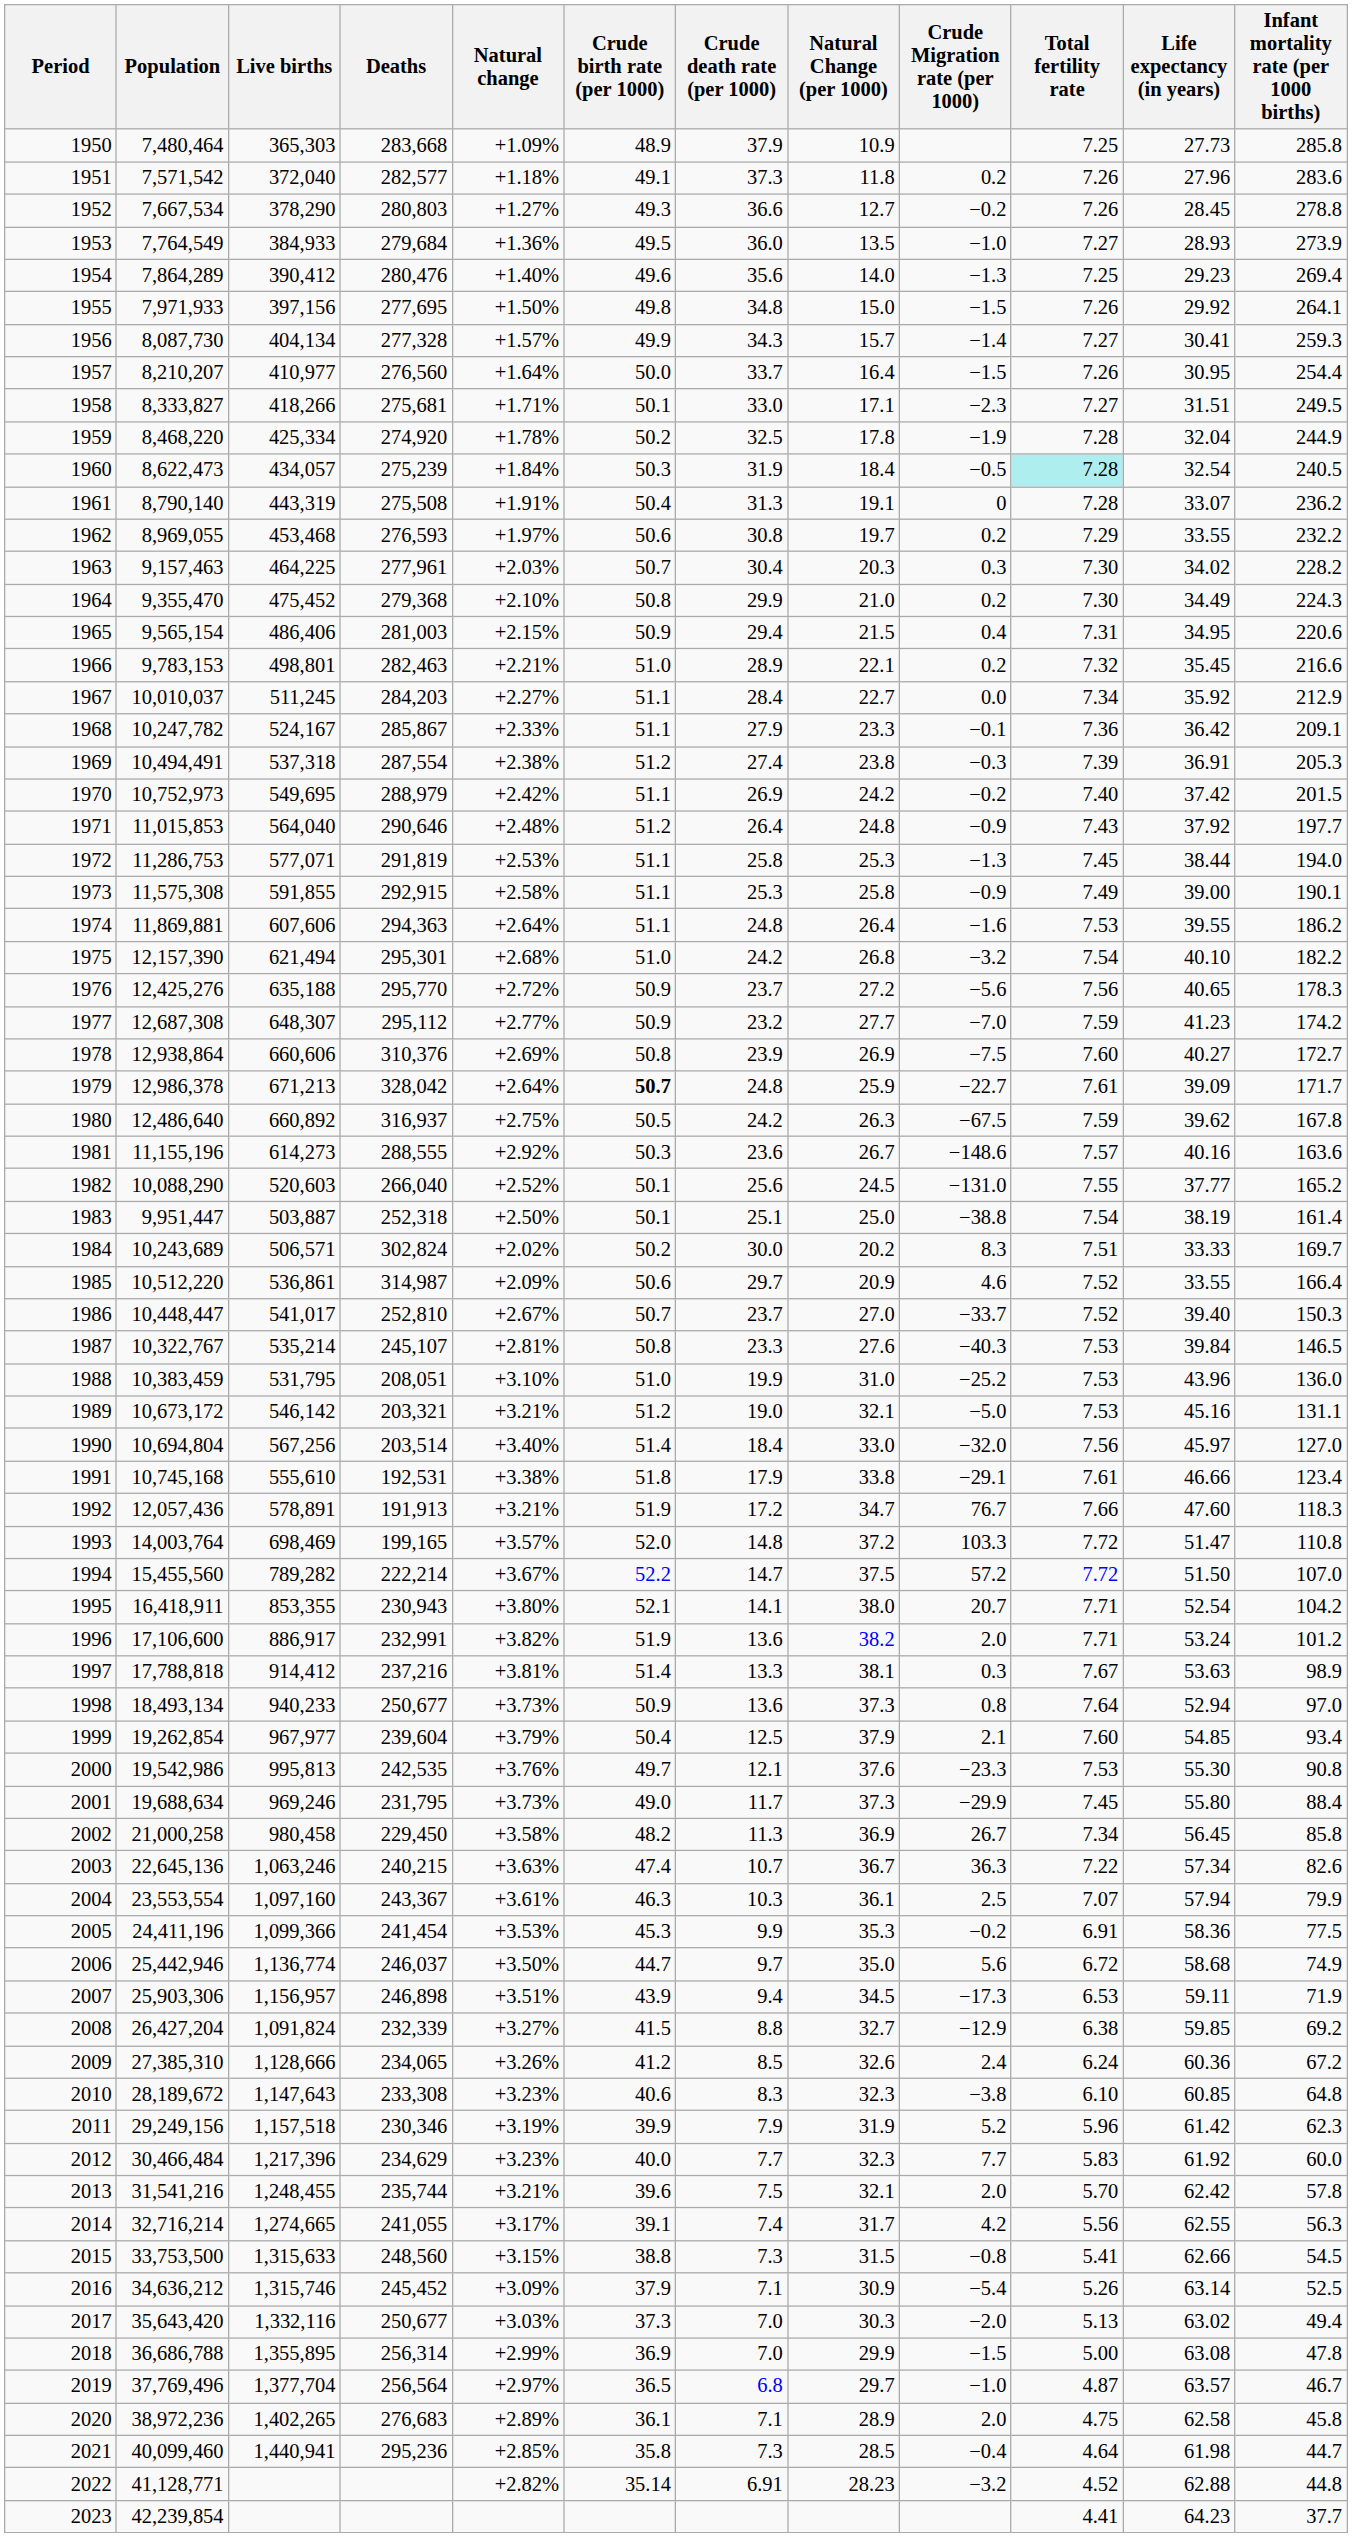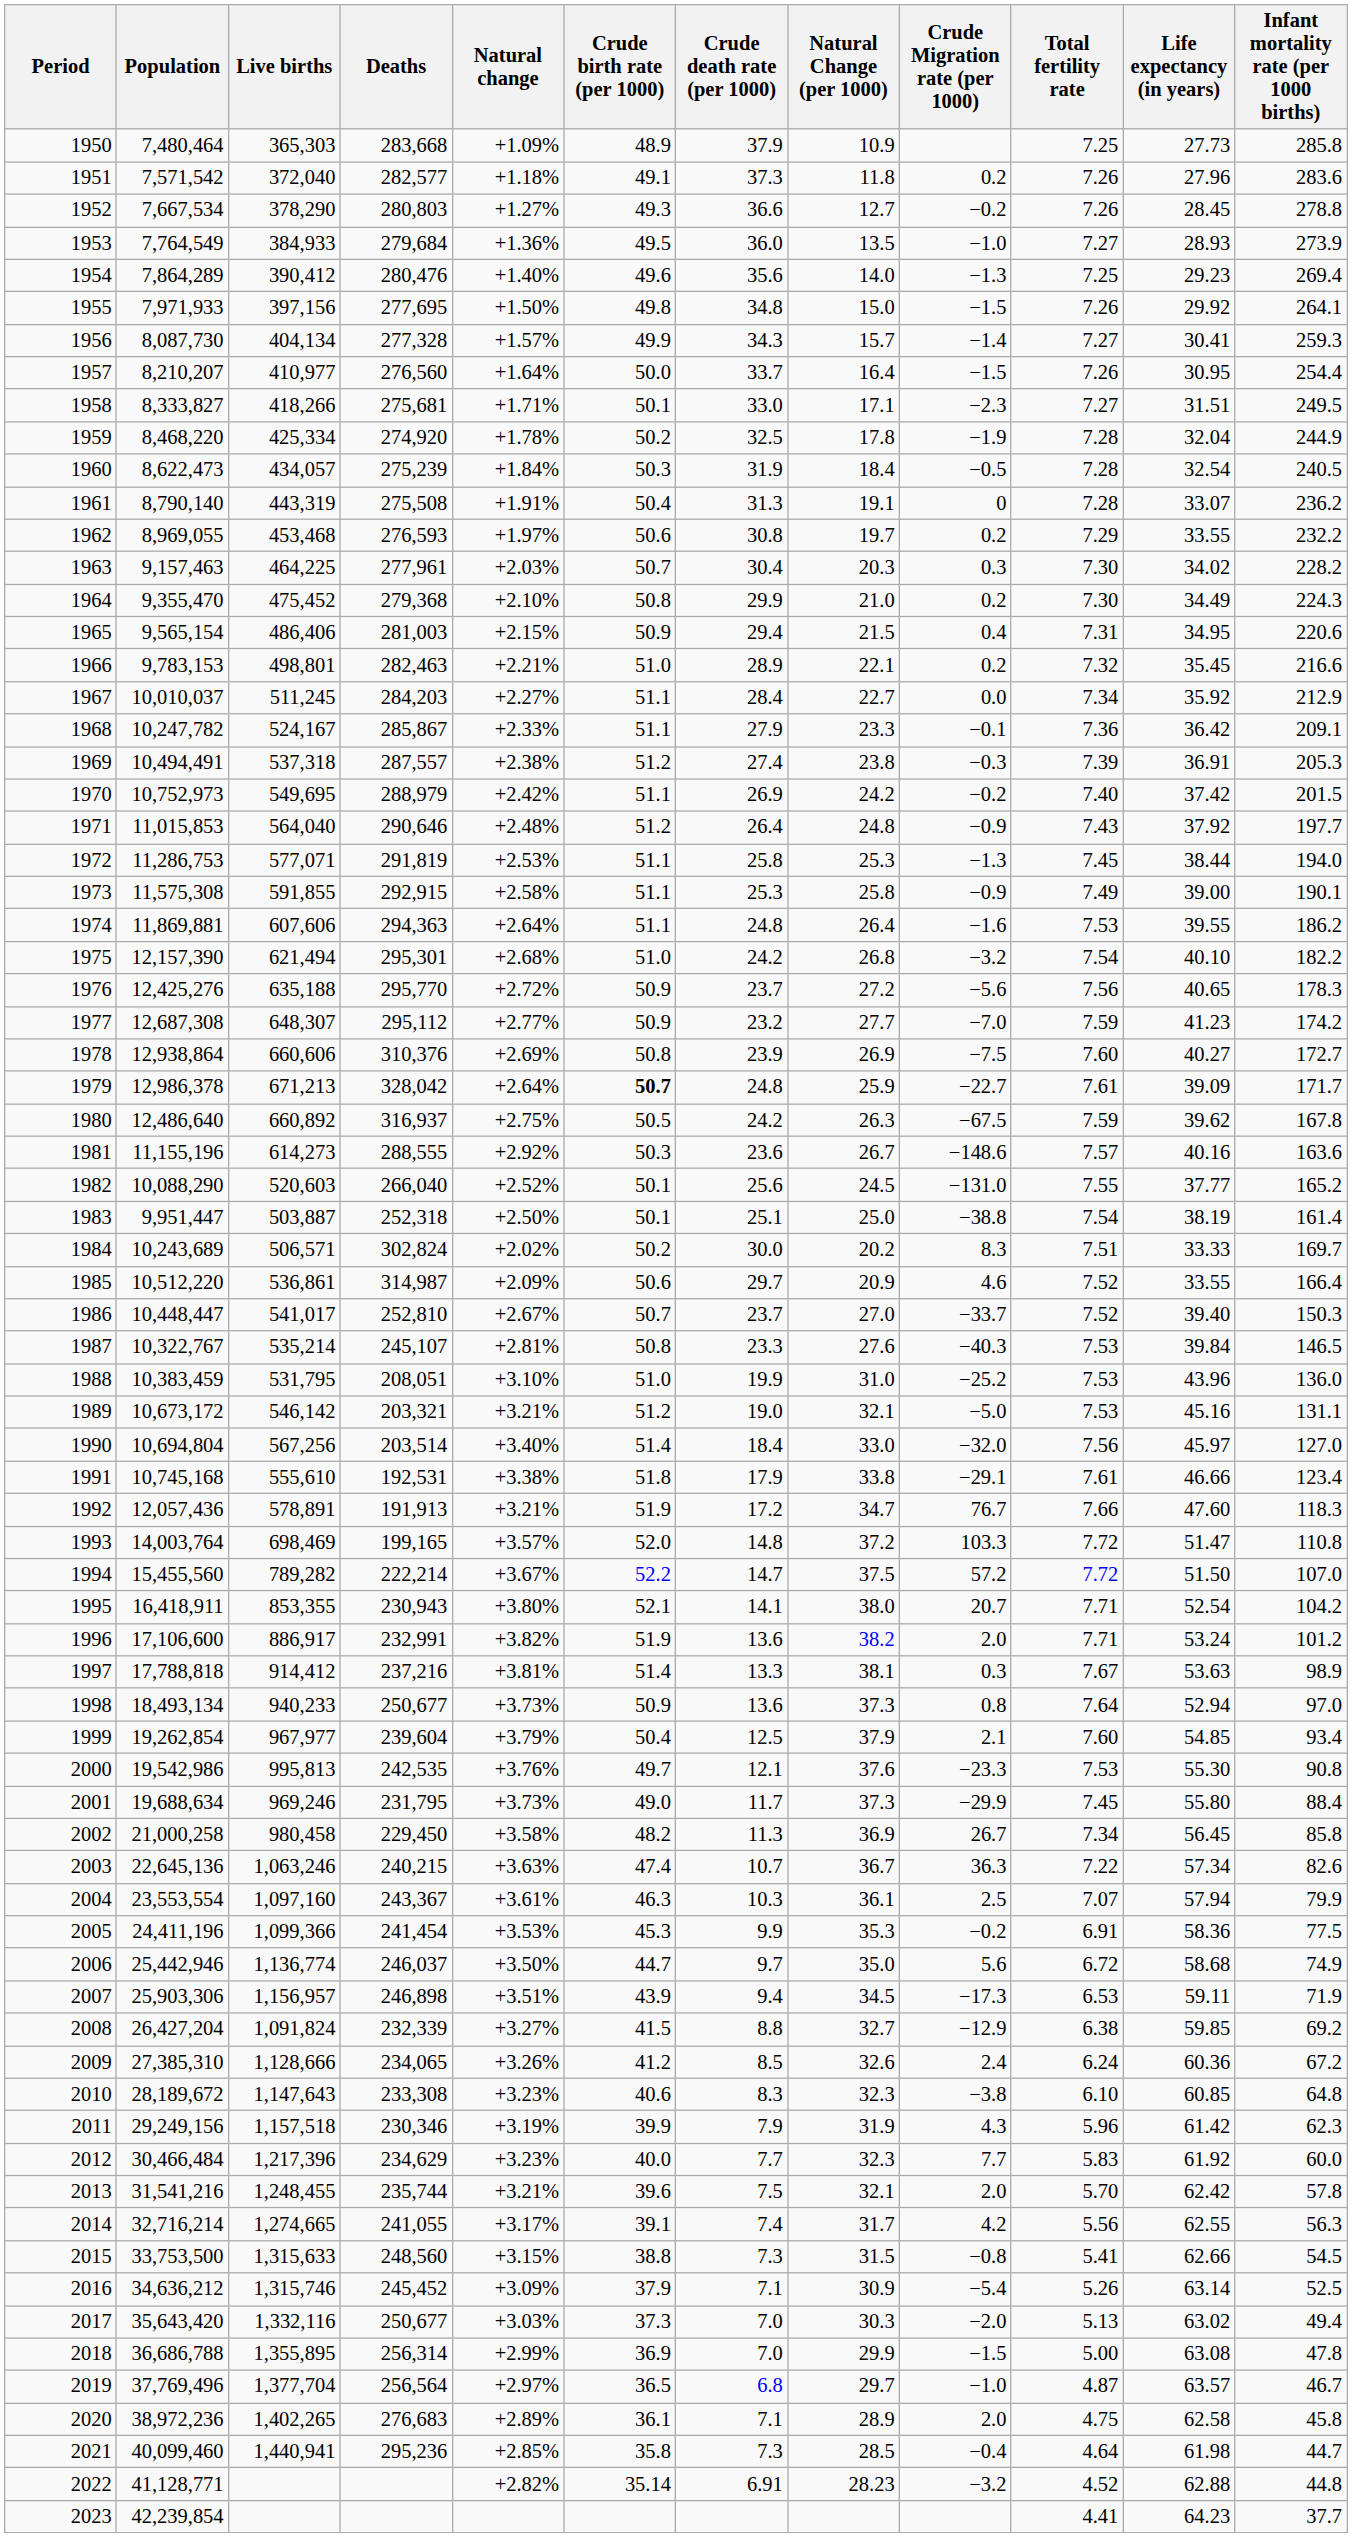(1100, 470) paleturquoise background -> (1100, 470) no background
(414, 762) 287,554 -> (414, 762) 287,557
(994, 2126) 5.2 -> (994, 2126) 4.3
